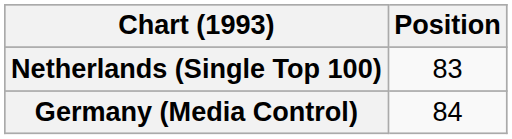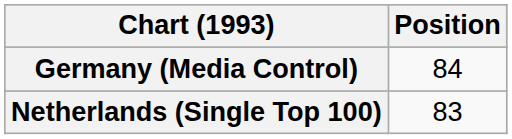rows swapped: (196, 111) <-> (196, 68)
